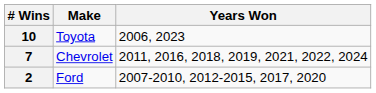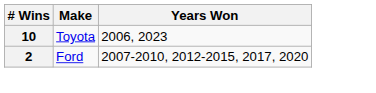- row: (29, 57)
